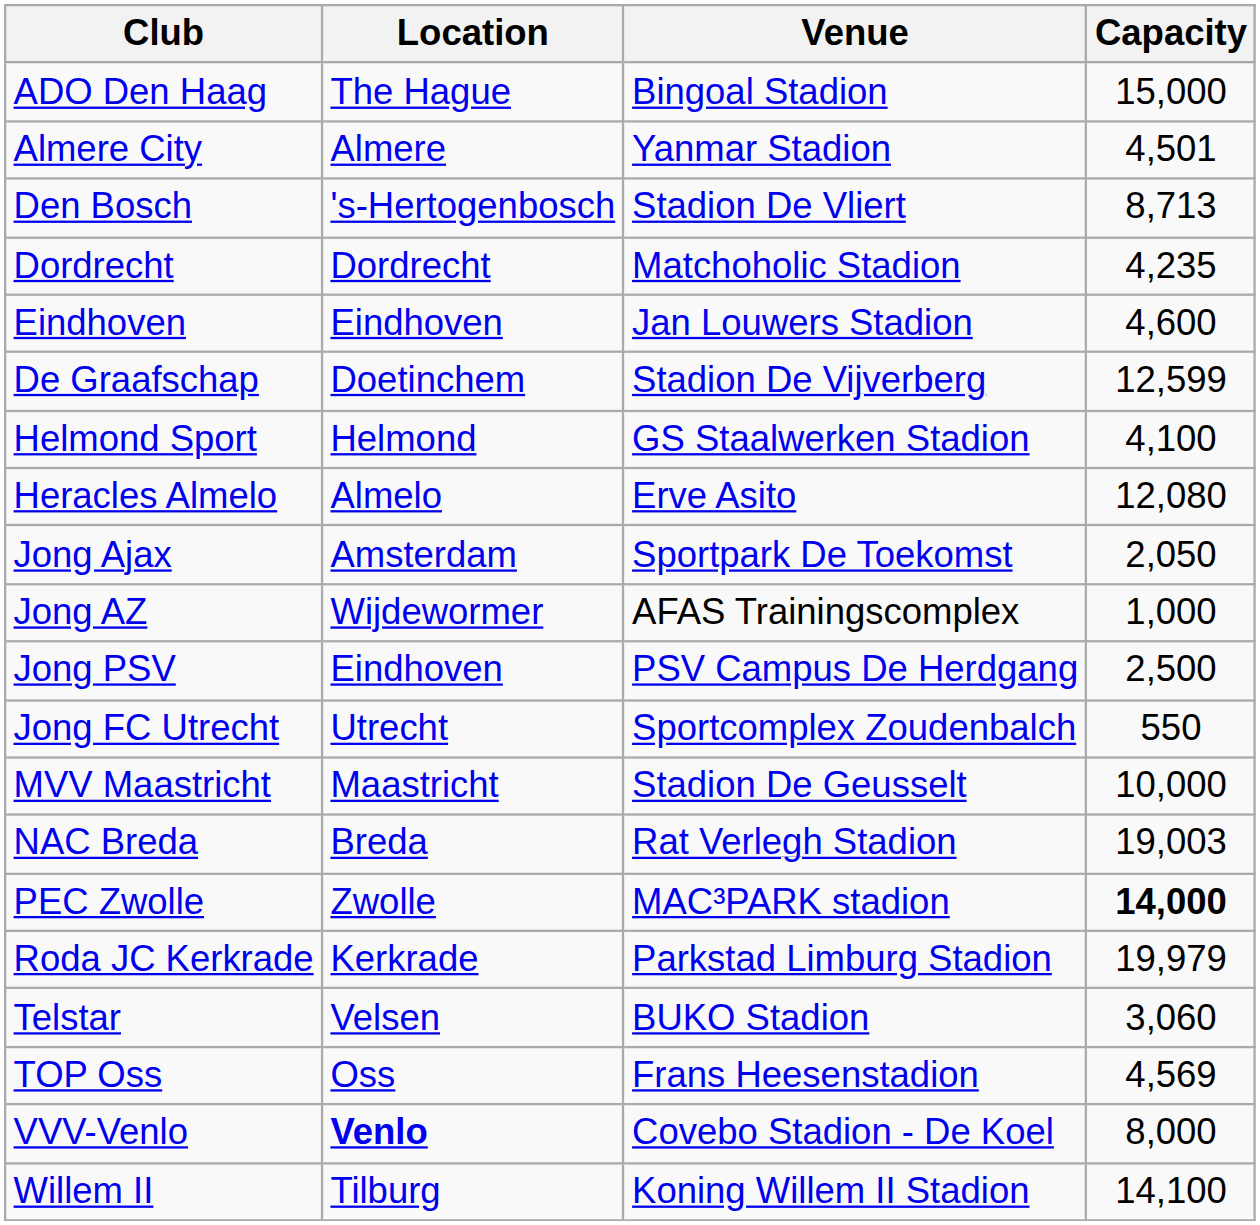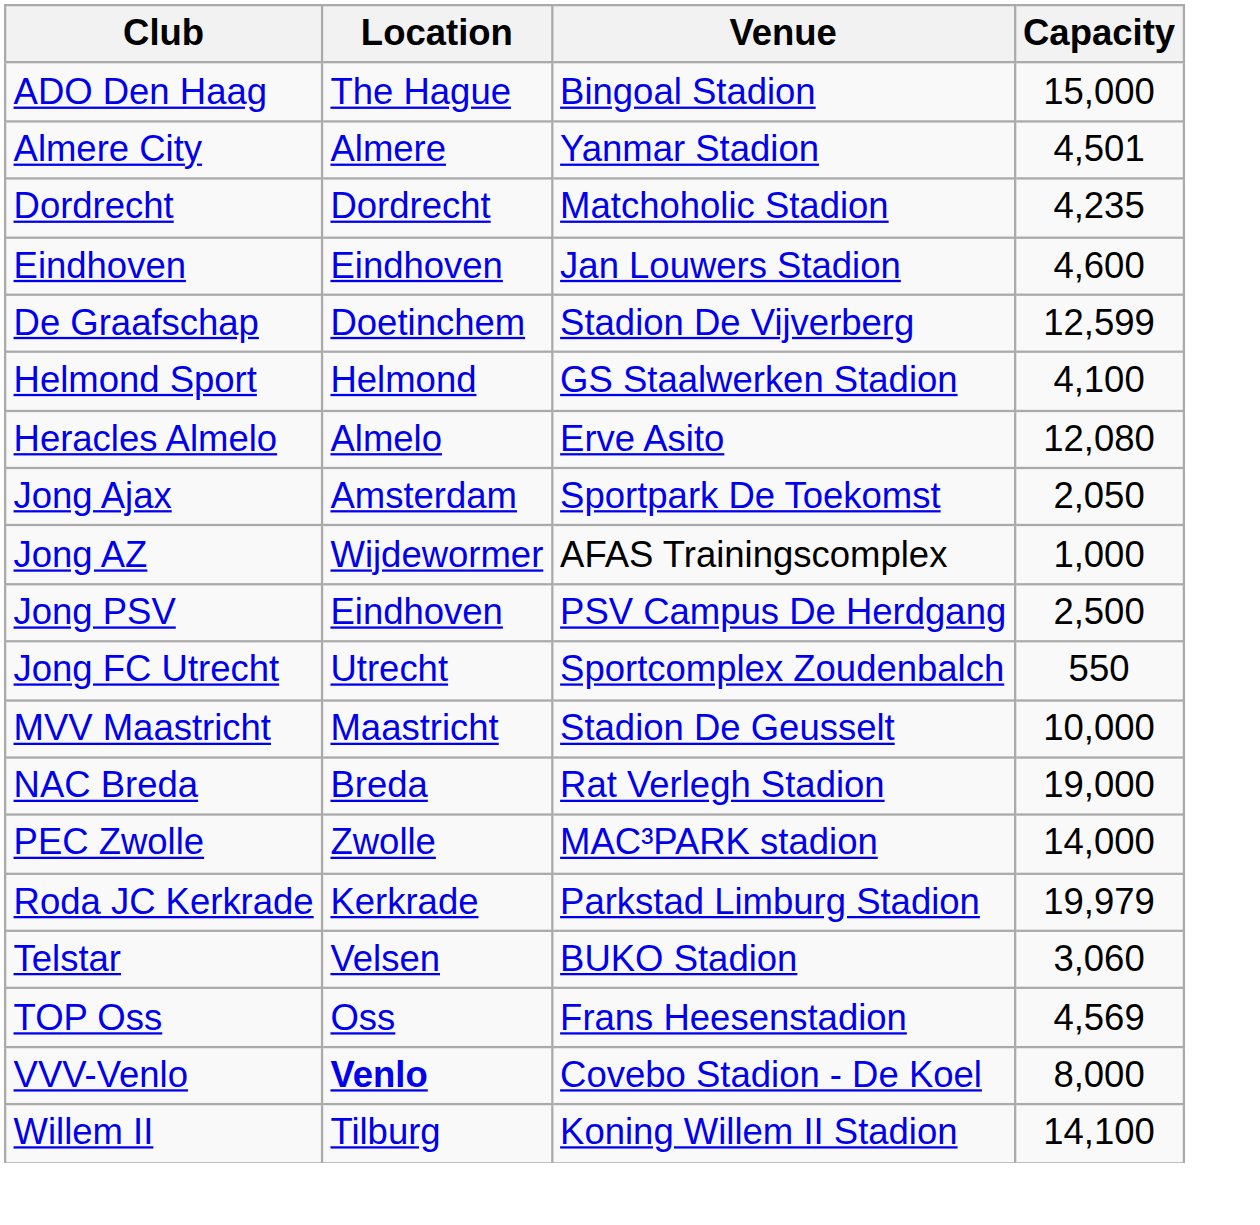- row: (103, 206)
(1171, 843) 19,003 -> (1099, 785) 19,000
(1171, 901) bold -> (1099, 843) normal
